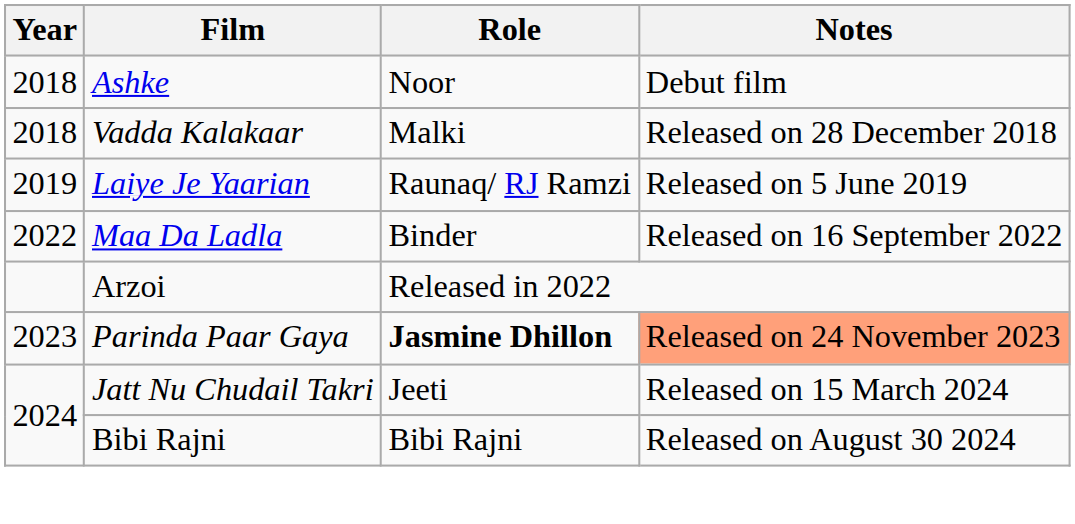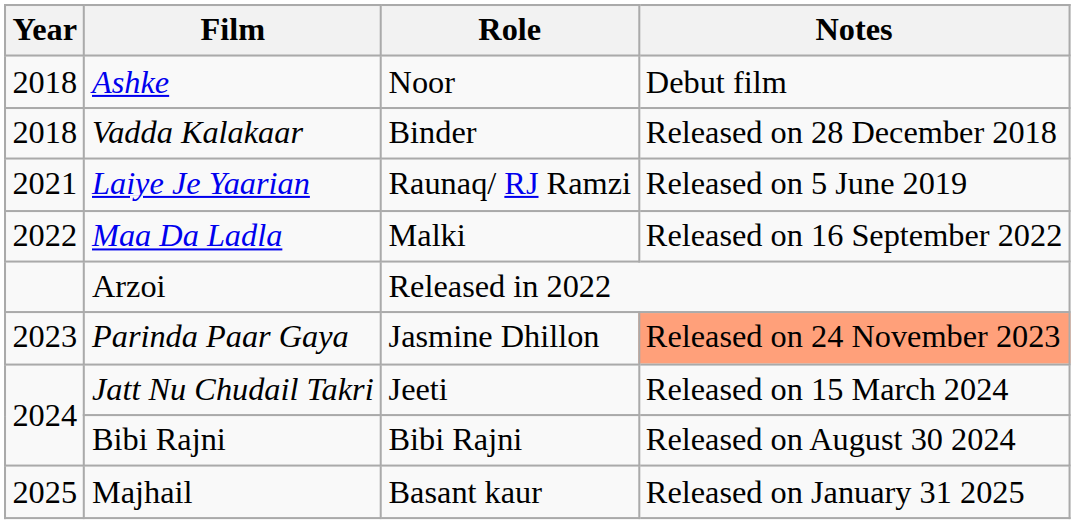(427, 132) Malki -> (433, 132) Binder
(45, 183) 2019 -> (45, 183) 2021
(433, 235) Binder -> (427, 235) Malki
(500, 337) bold -> (494, 337) normal
+ row: (142, 491)
